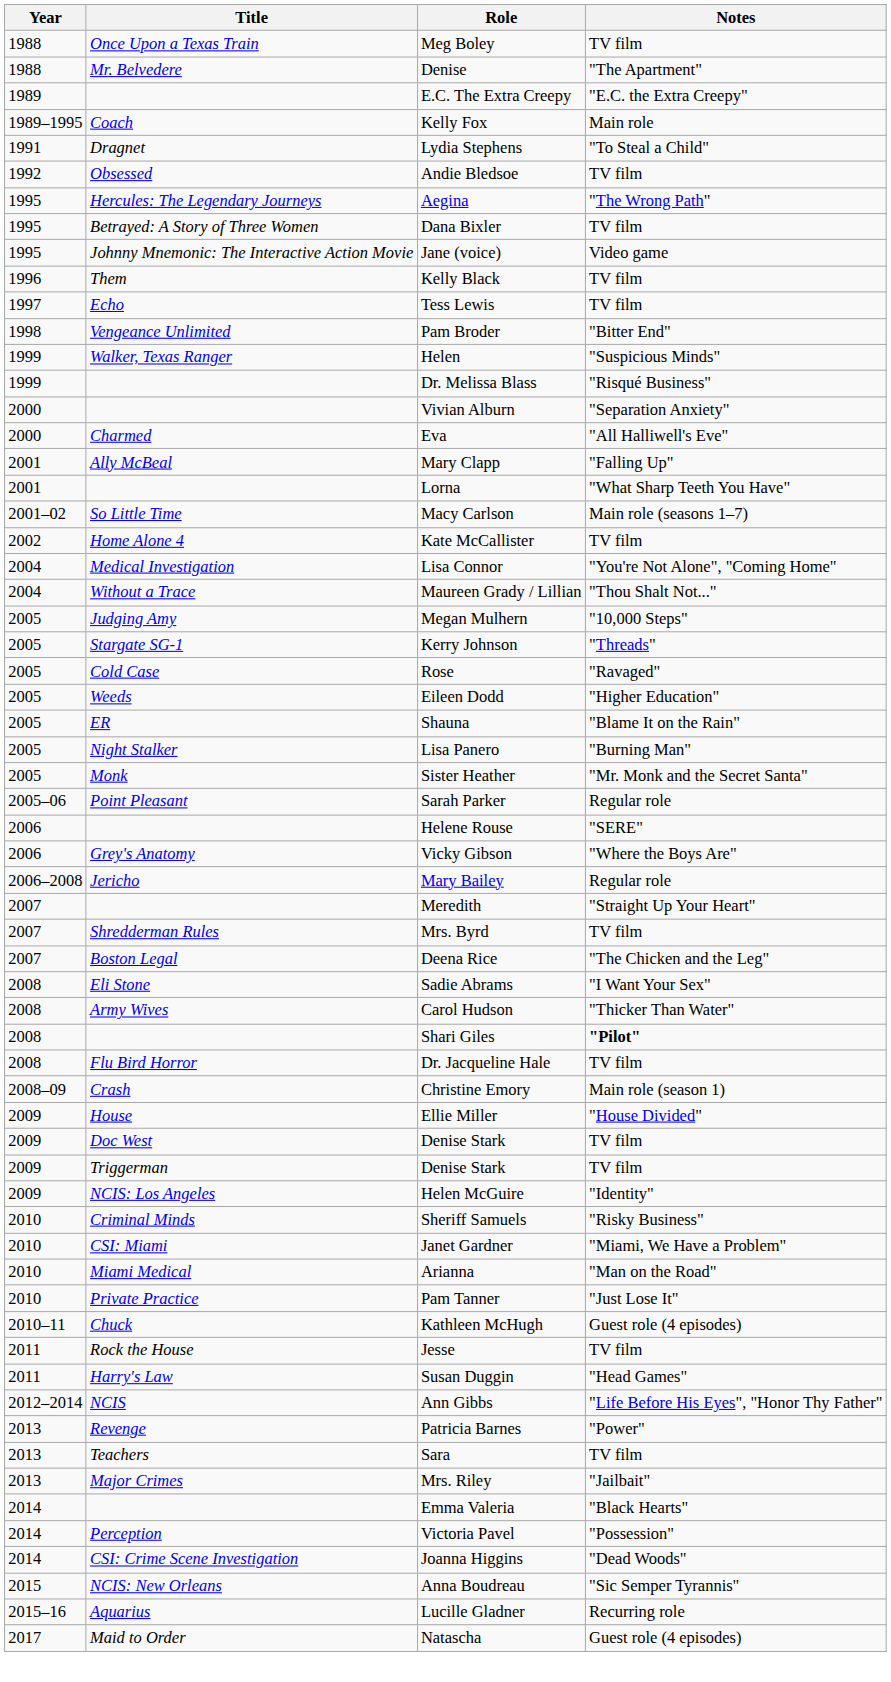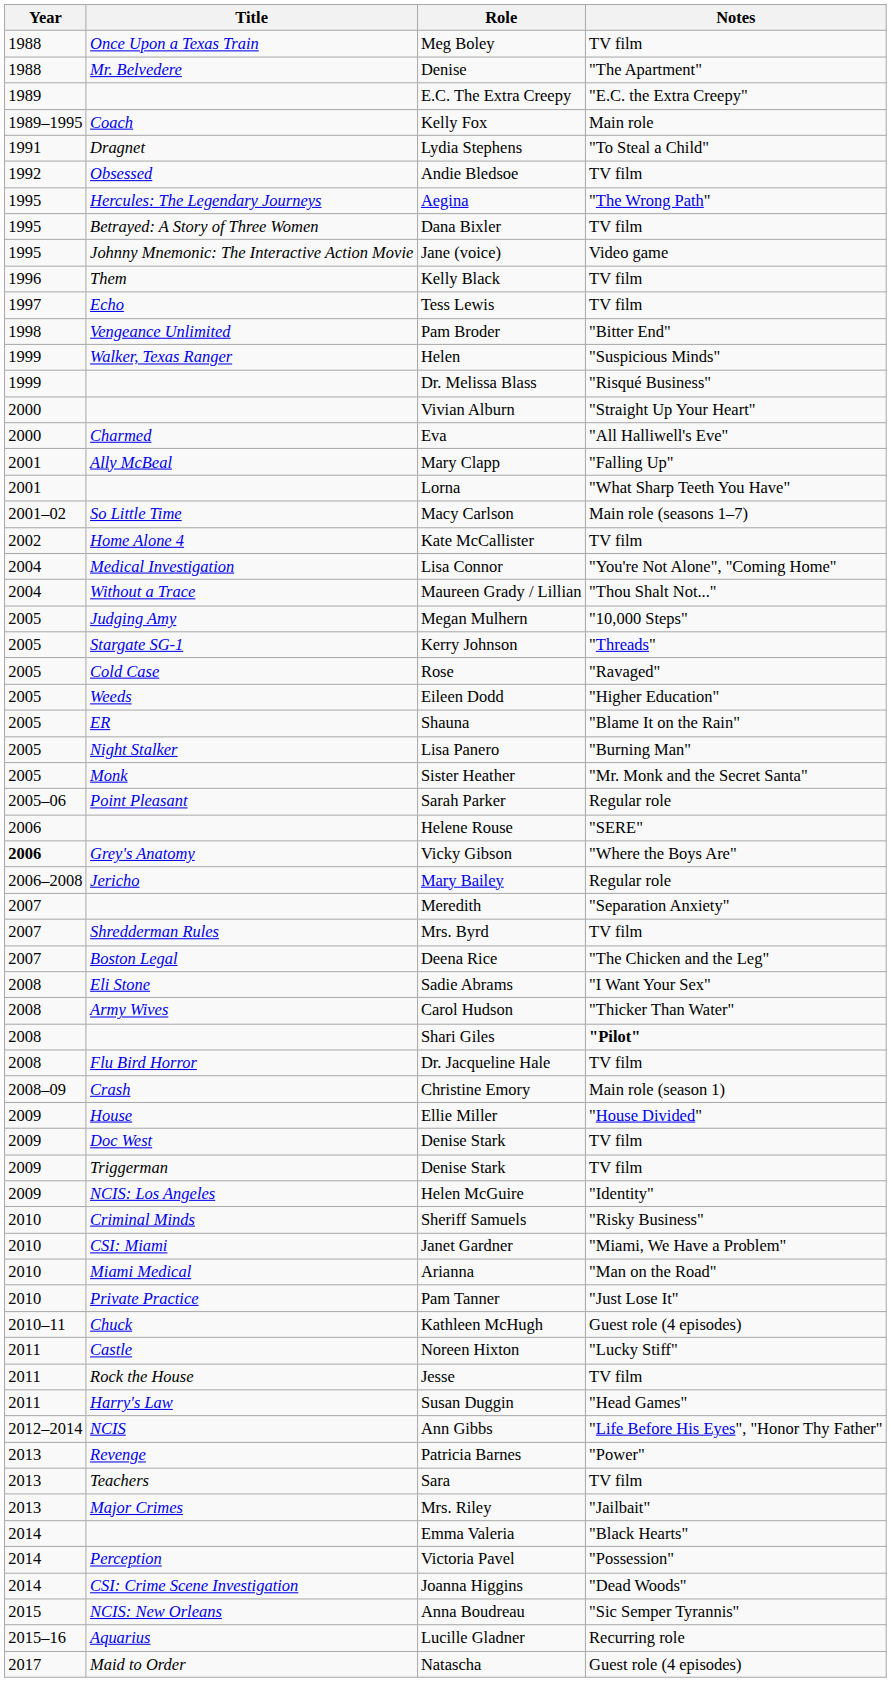(659, 409) "Separation Anxiety" -> (672, 409) "Straight Up Your Heart"
(25, 853) normal -> (25, 853) bold
(672, 906) "Straight Up Your Heart" -> (659, 906) "Separation Anxiety"
+ row: (111, 1350)
